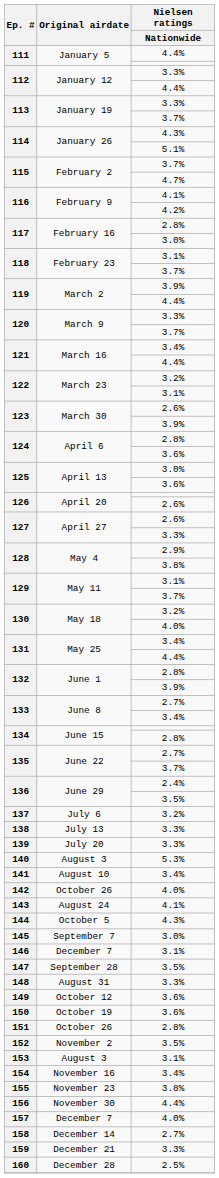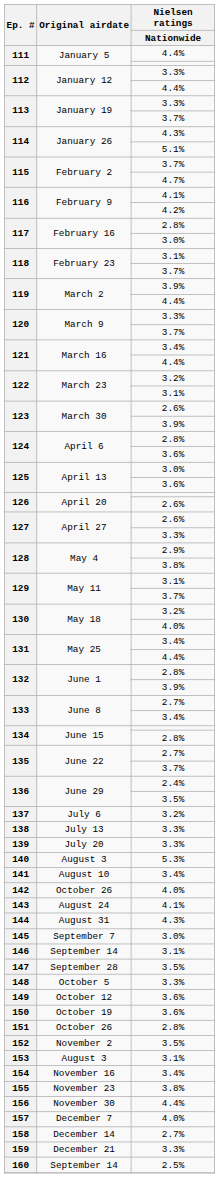(84, 921) October 5 -> (84, 921) August 31
(84, 951) December 7 -> (84, 951) September 14
(84, 982) August 31 -> (84, 982) October 5
(84, 1165) December 28 -> (84, 1165) September 14
